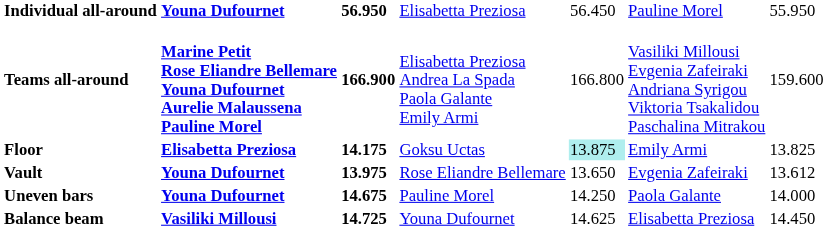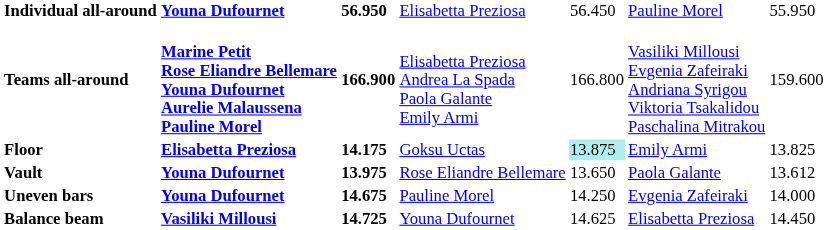(688, 172) Evgenia Zafeiraki -> (675, 172) Paola Galante
(675, 195) Paola Galante -> (688, 195) Evgenia Zafeiraki
